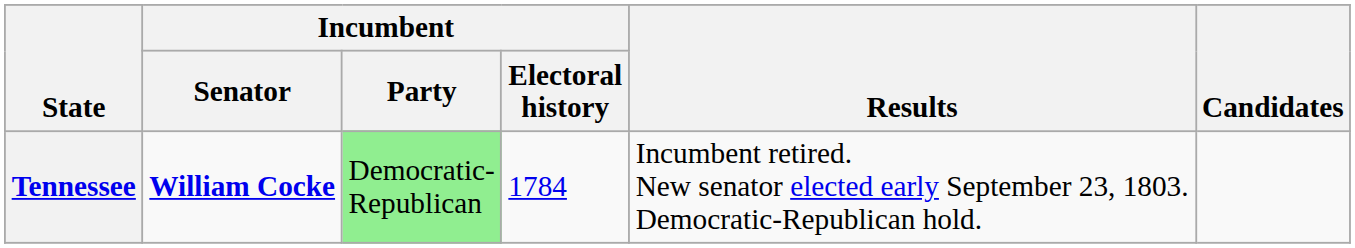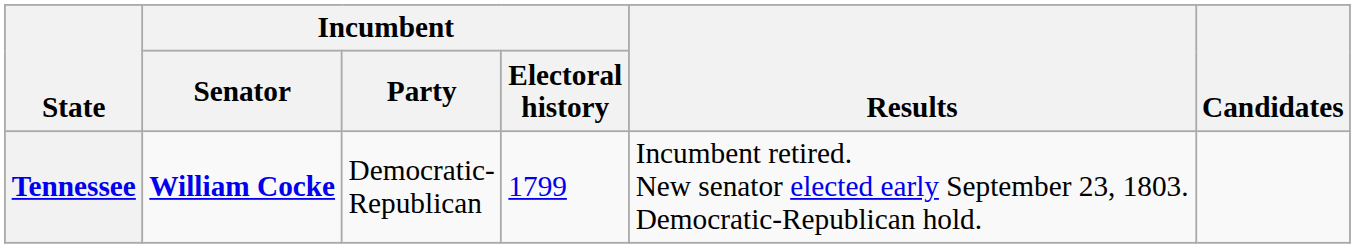(422, 186) lightgreen background -> (422, 186) no background
(538, 186) 1784 -> (538, 186) 1799
